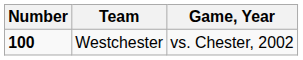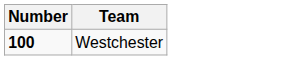- column: (232, 17)
